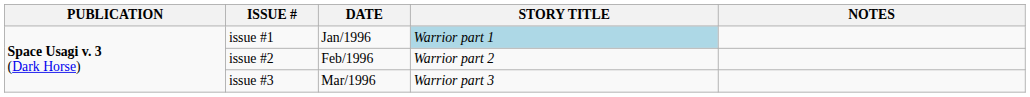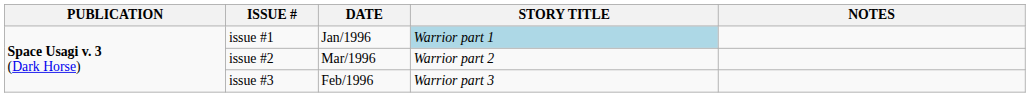(347, 59) Feb/1996 -> (348, 59) Mar/1996
(348, 80) Mar/1996 -> (347, 80) Feb/1996
